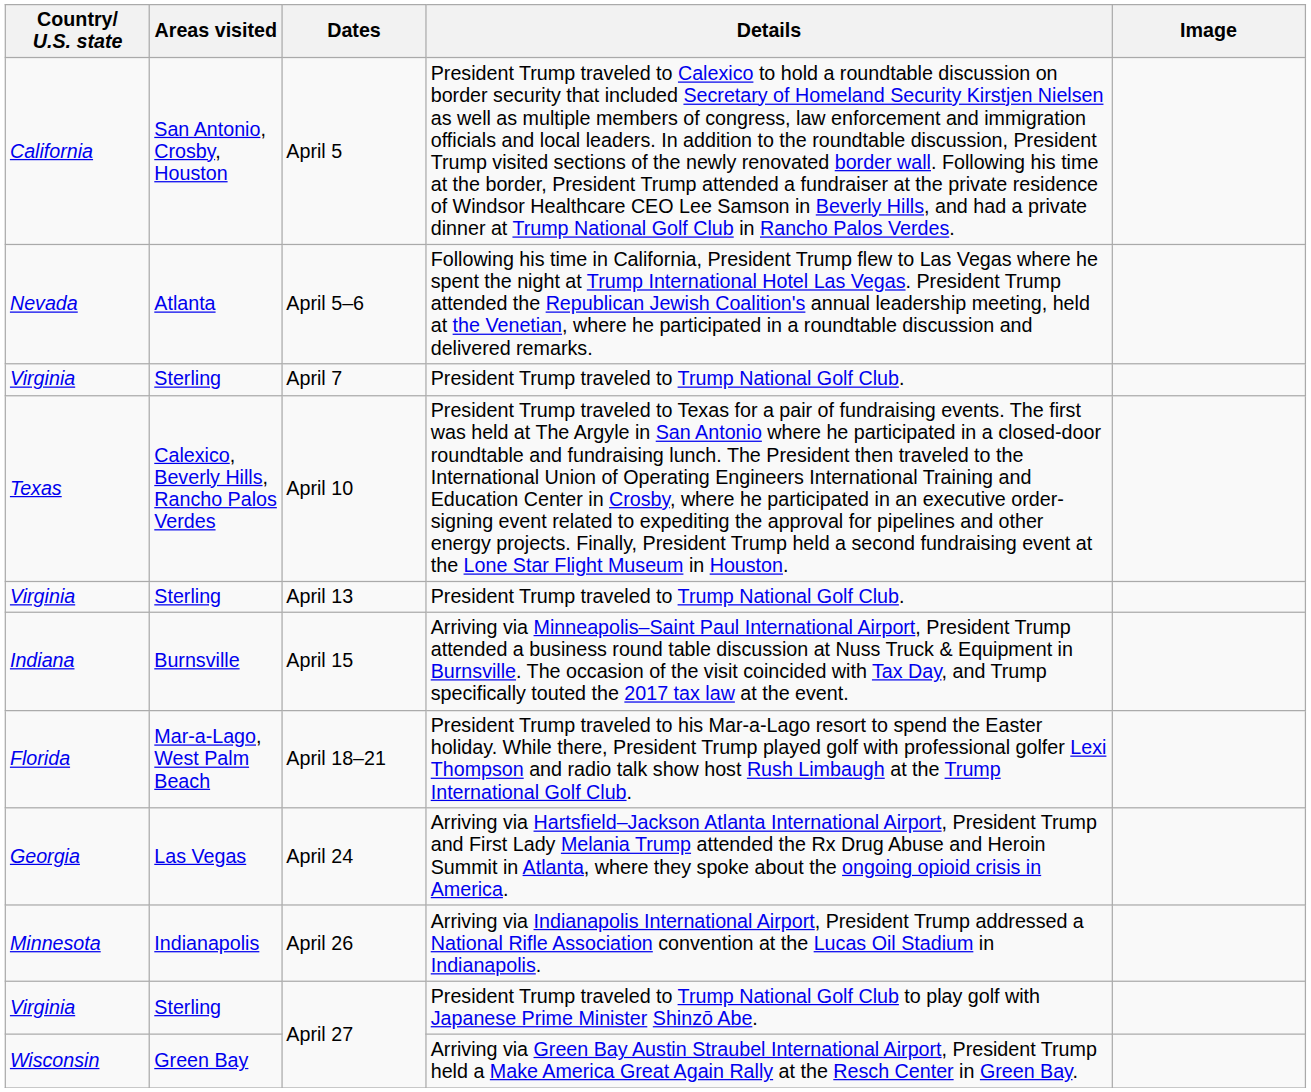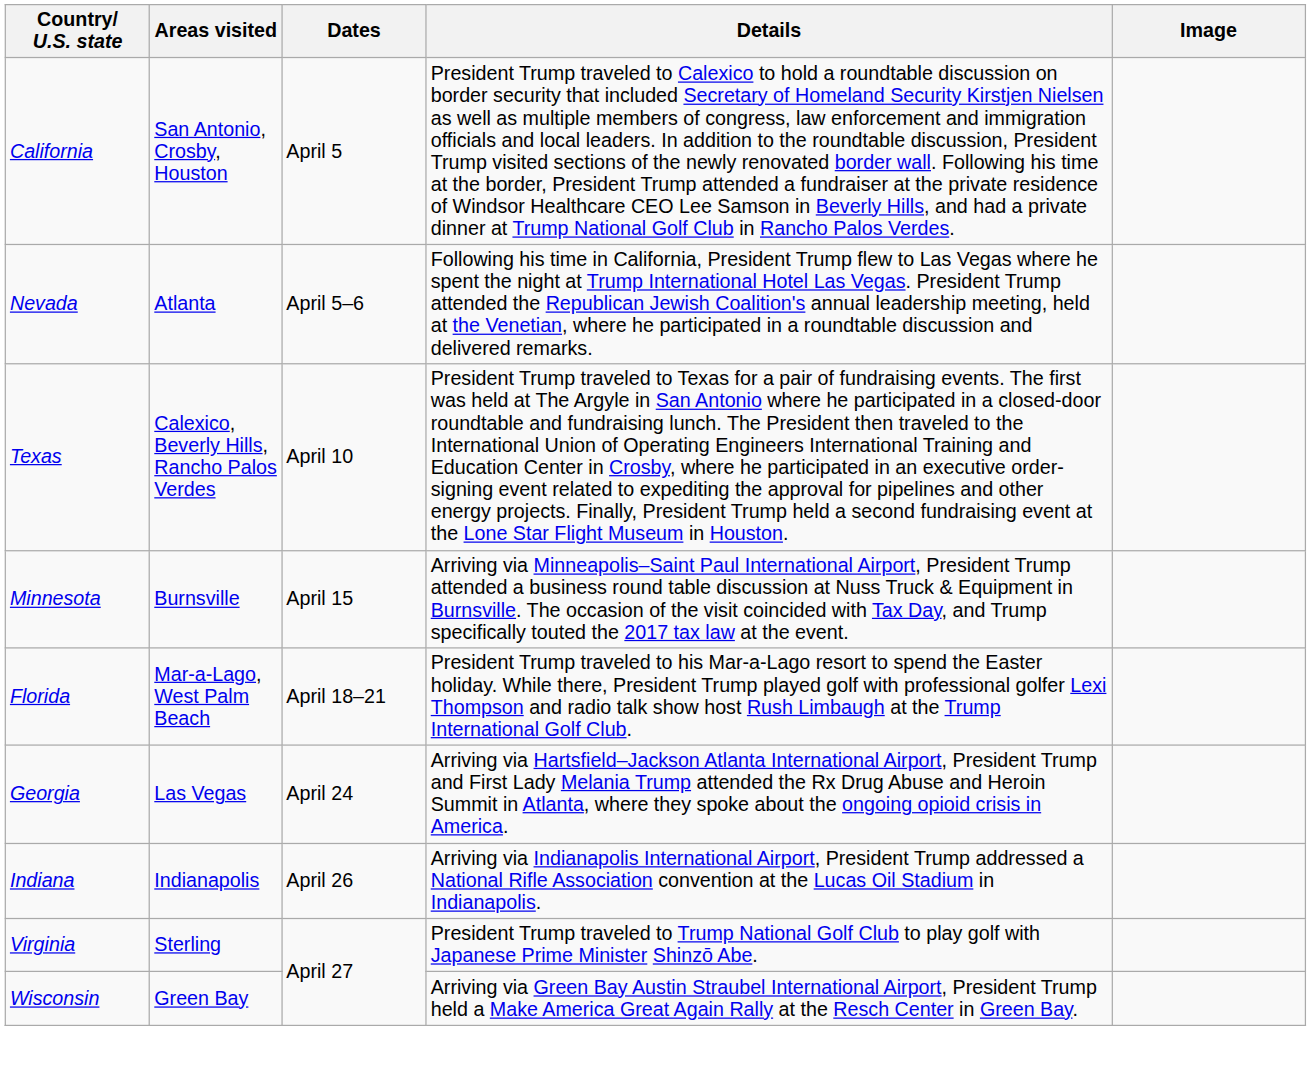- row: (314, 379)
- row: (320, 596)
(42, 661) Indiana -> (55, 598) Minnesota
(55, 943) Minnesota -> (42, 880) Indiana
